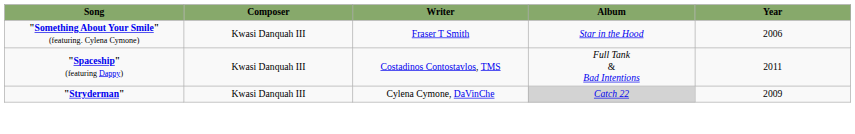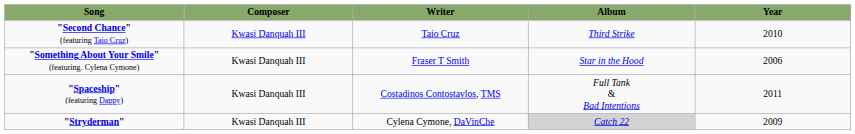+ row: (94, 34)
